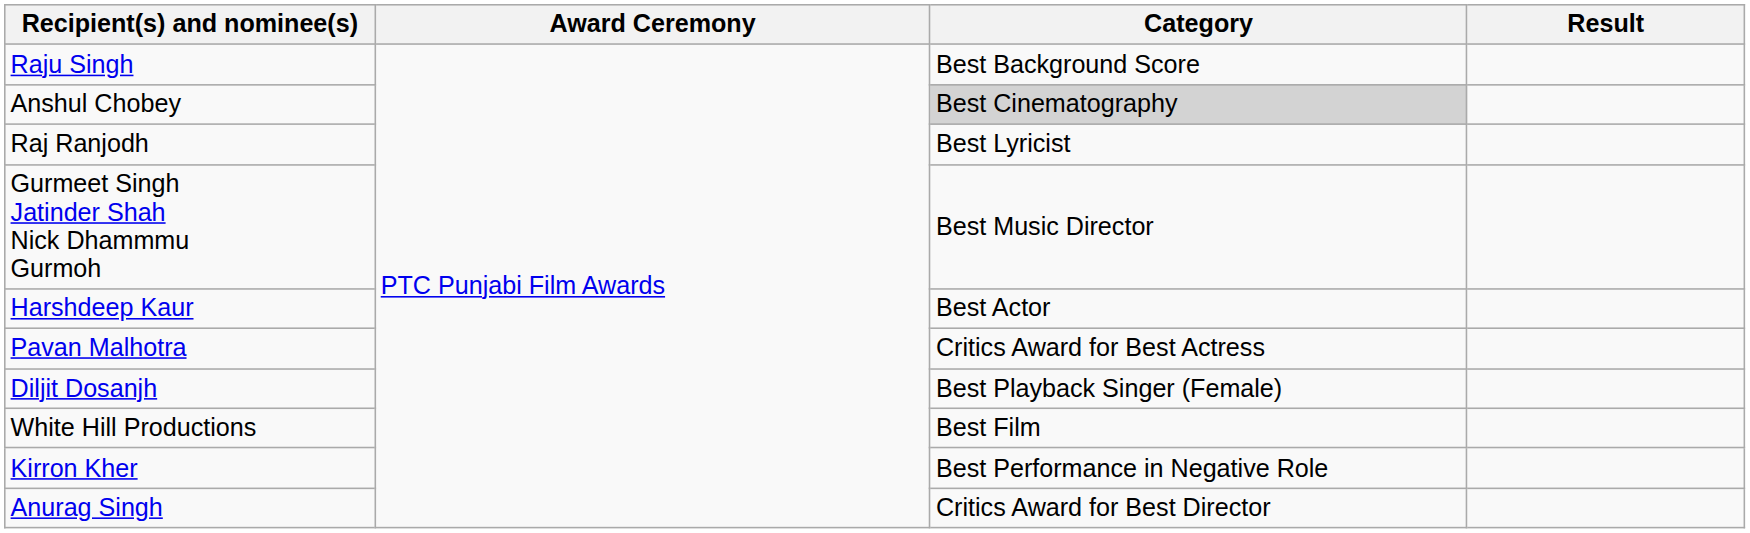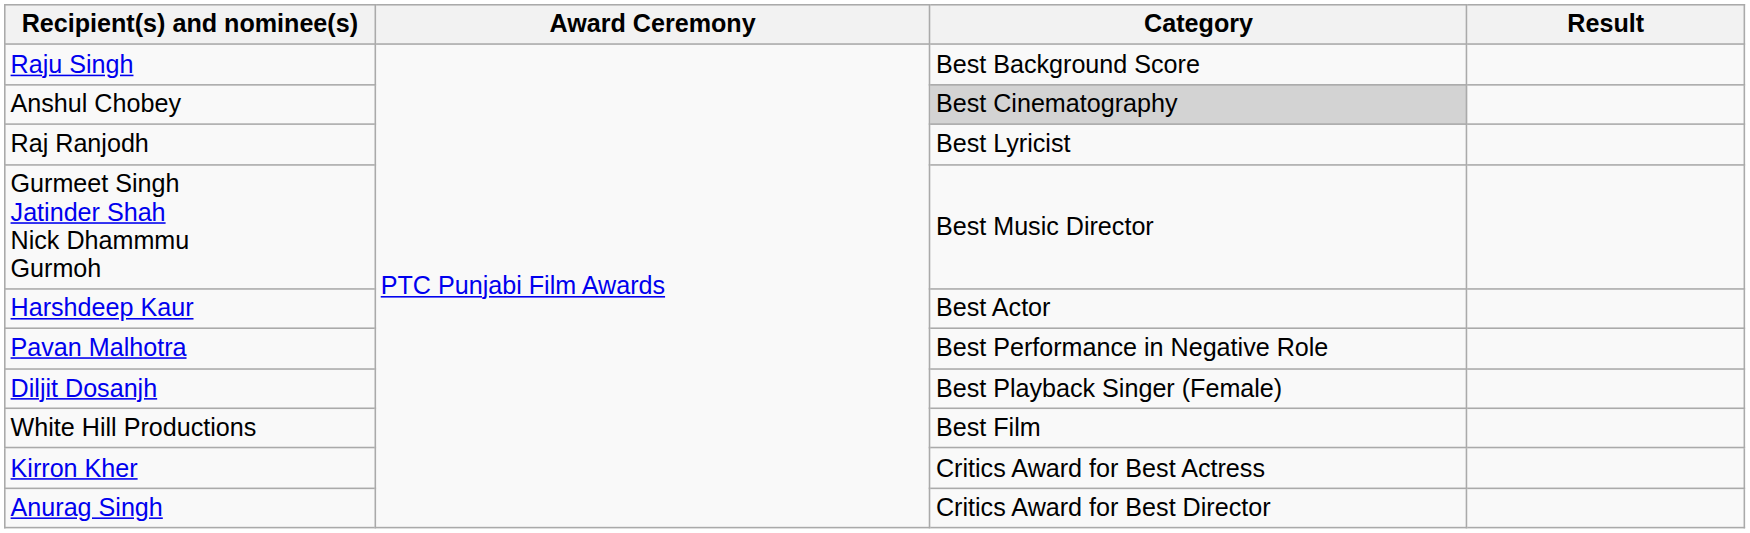(1100, 348) Critics Award for Best Actress -> (1132, 348) Best Performance in Negative Role
(1132, 467) Best Performance in Negative Role -> (1100, 467) Critics Award for Best Actress
